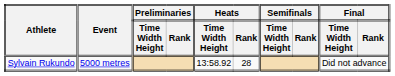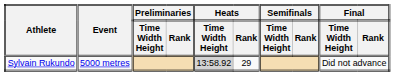(214, 64) no background -> (214, 64) lightgrey background
(246, 64) 28 -> (246, 64) 29
